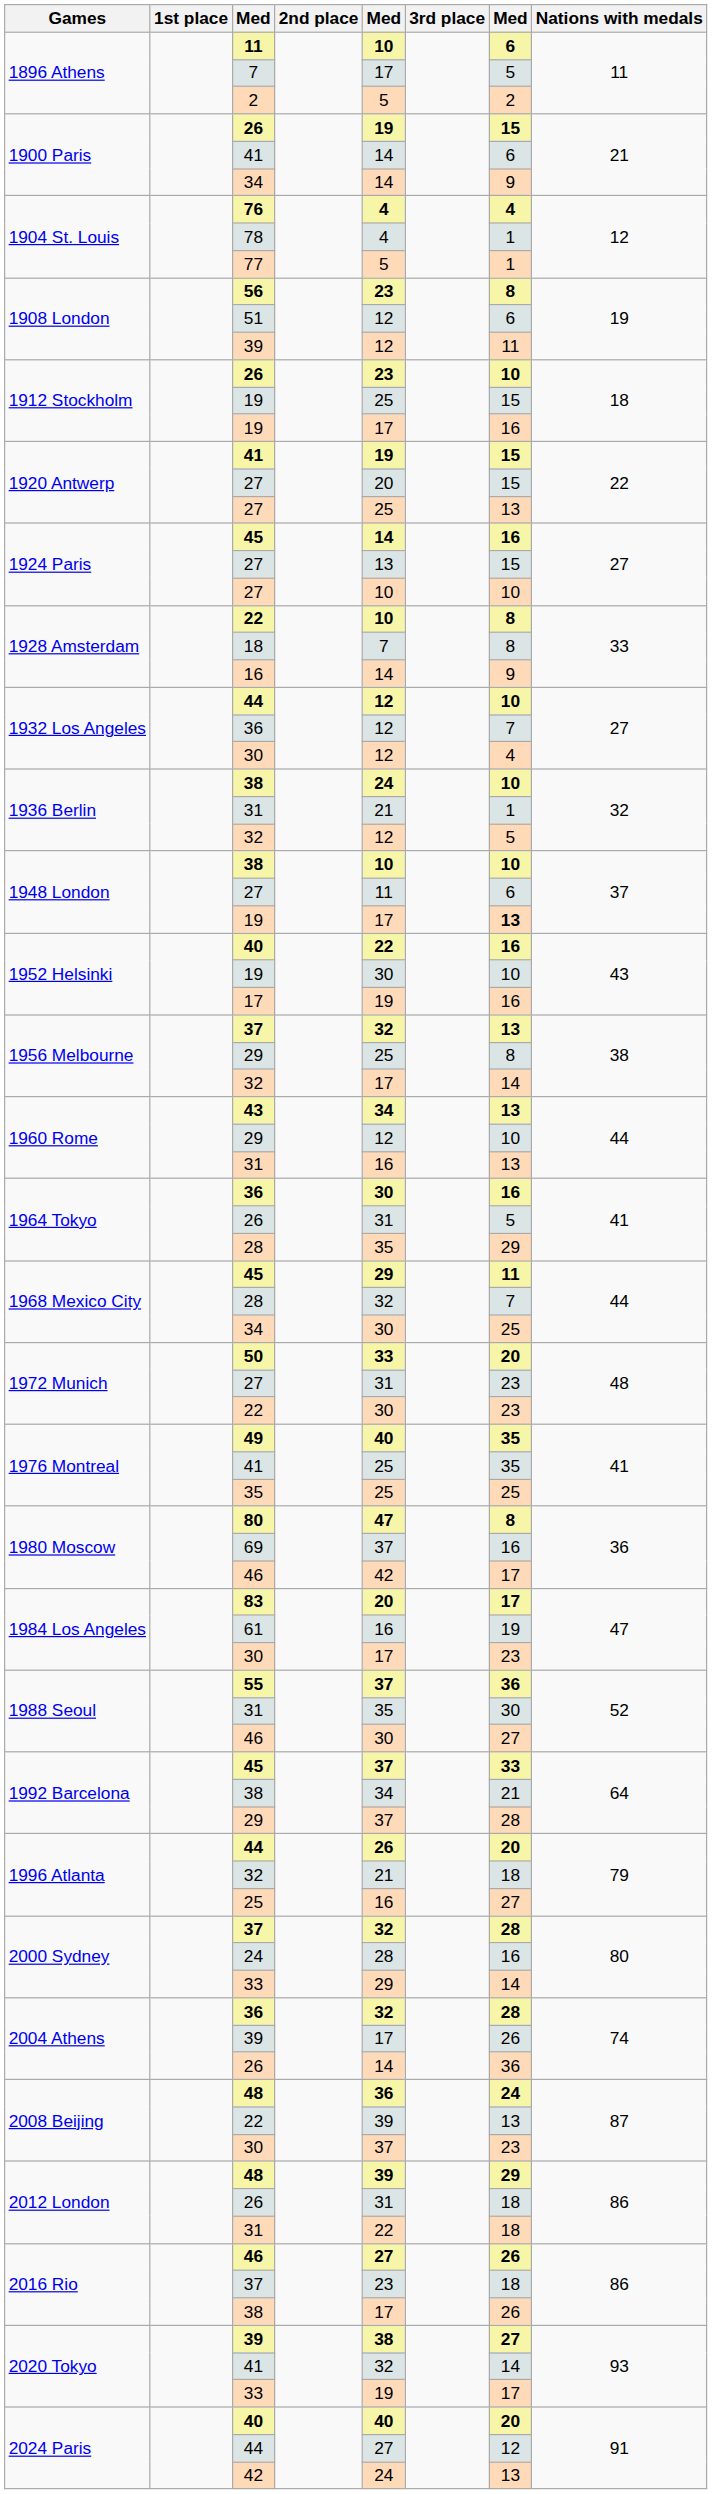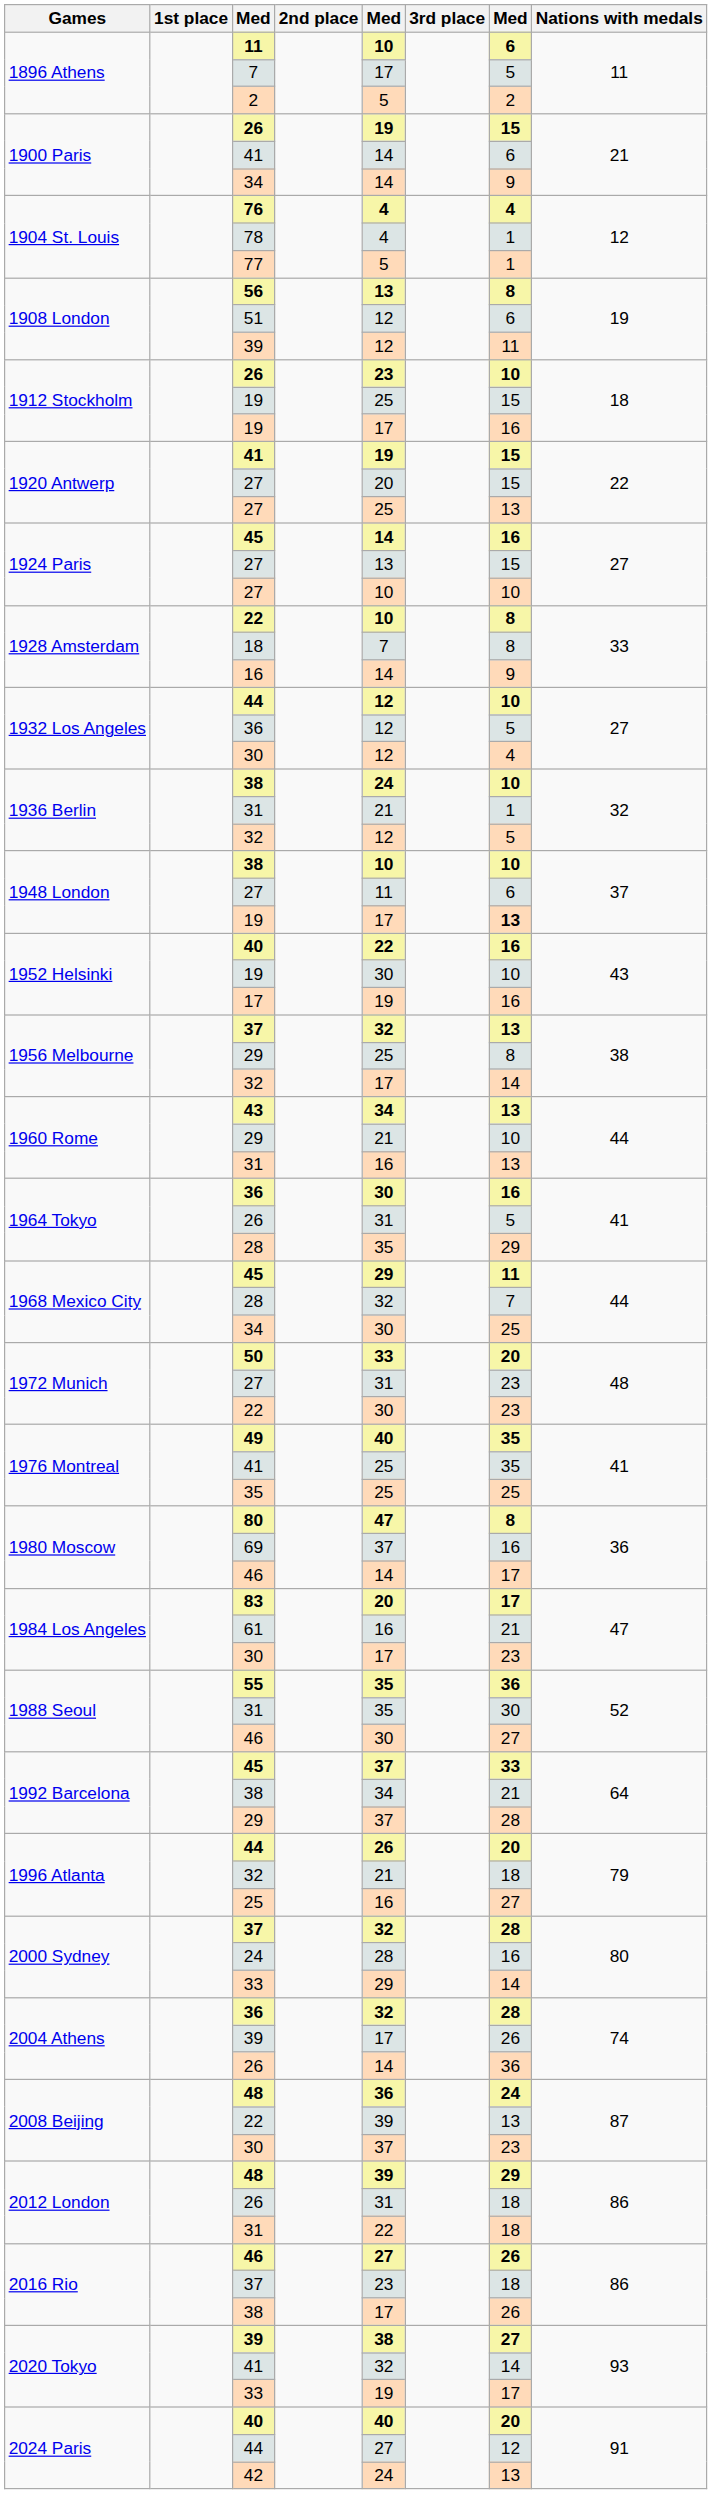(384, 292) 23 -> (384, 292) 13
(510, 728) 7 -> (510, 728) 5
(384, 1138) 12 -> (384, 1138) 21
(384, 1575) 42 -> (384, 1575) 14
(510, 1629) 19 -> (510, 1629) 21
(384, 1684) 37 -> (384, 1684) 35
